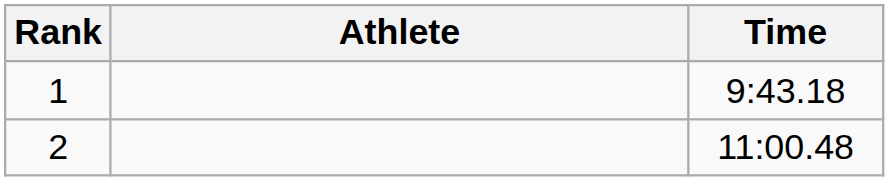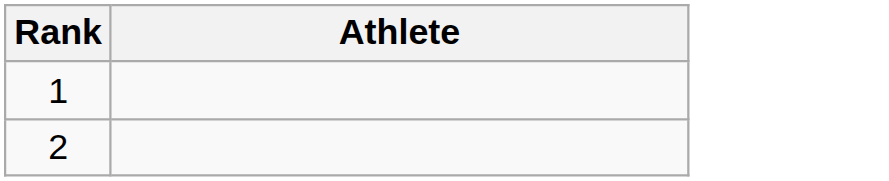- column: (786, 32)
